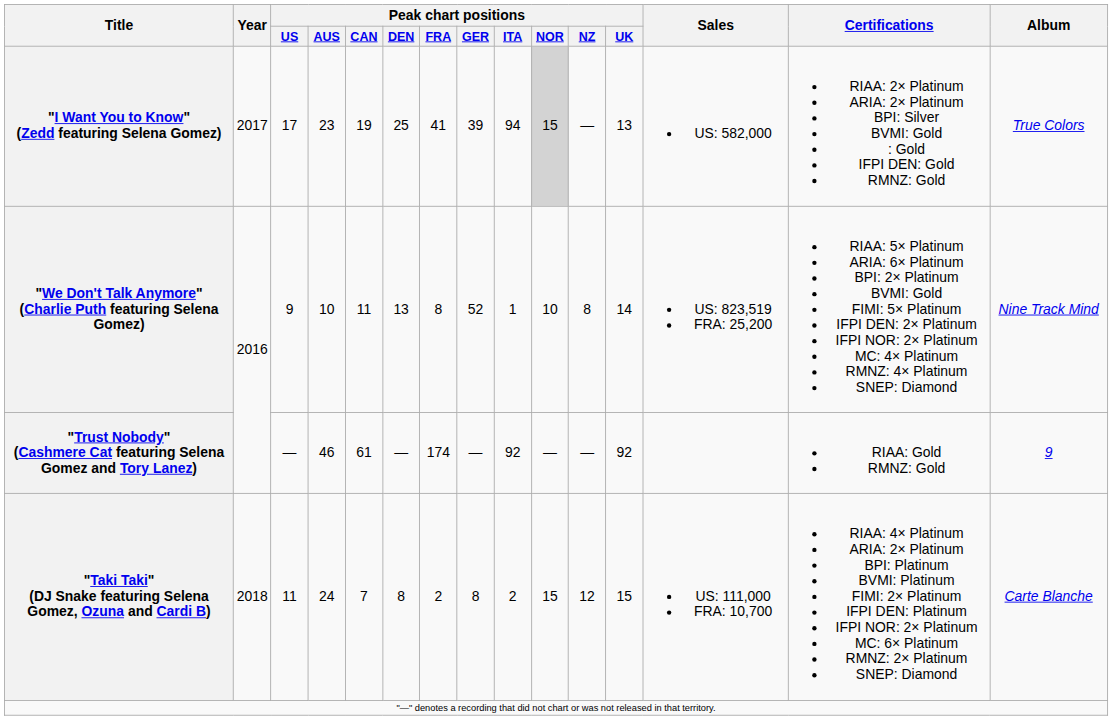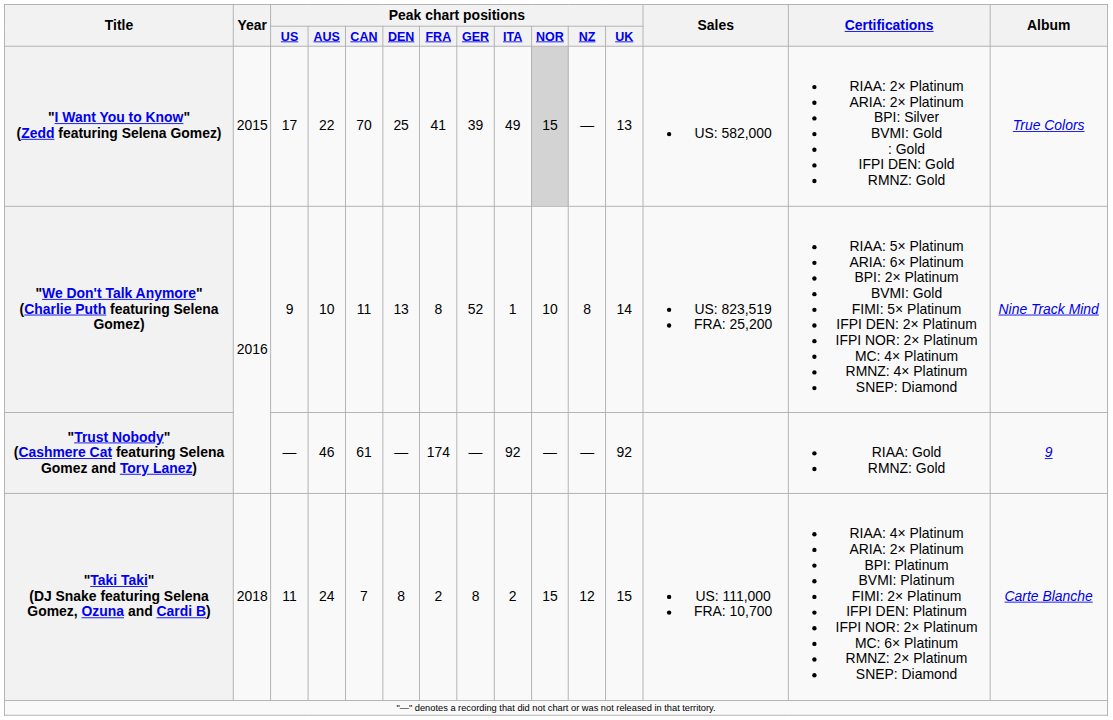(252, 126) 2017 -> (252, 126) 2015
(327, 126) 23 -> (327, 126) 22
(364, 126) 19 -> (364, 126) 70
(513, 126) 94 -> (513, 126) 49
